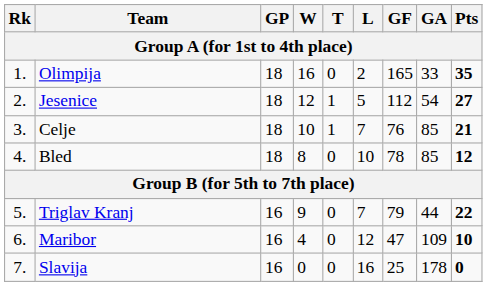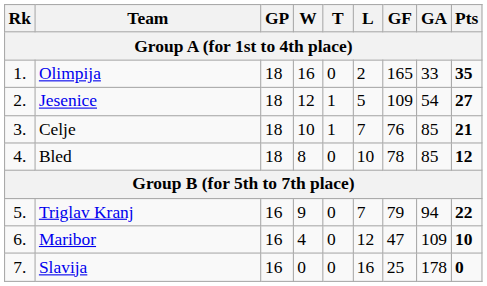(399, 101) 112 -> (400, 101) 109
(430, 211) 44 -> (430, 211) 94
